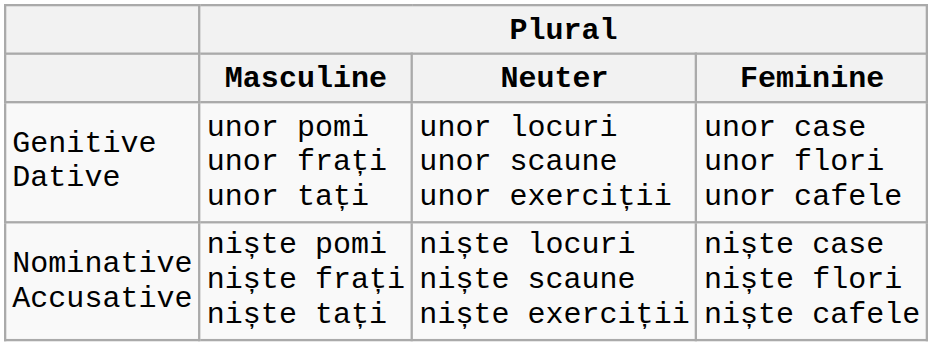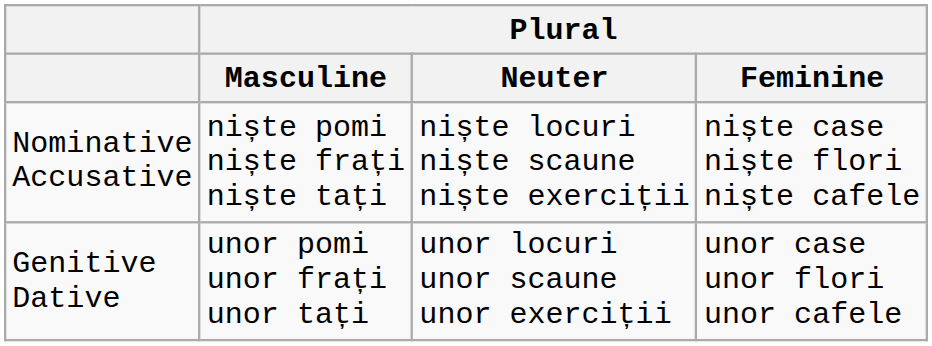rows swapped: (102, 280) <-> (84, 162)
